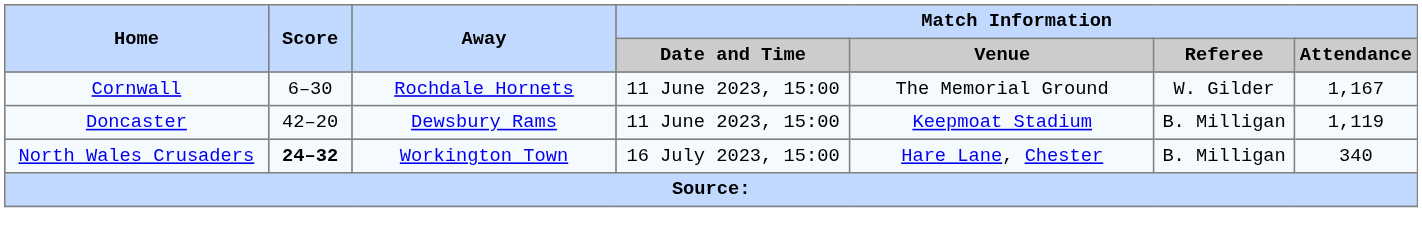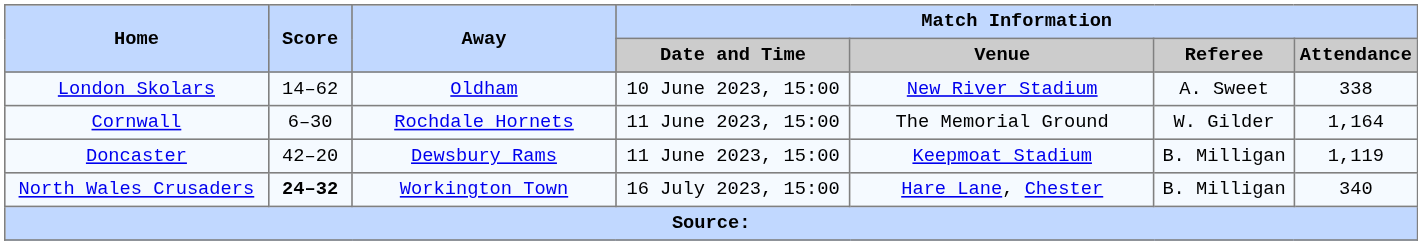+ row: (136, 89)
(1356, 89) 1,167 -> (1356, 122) 1,164
